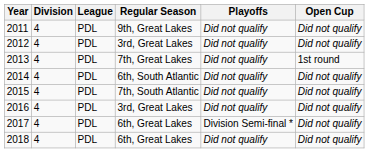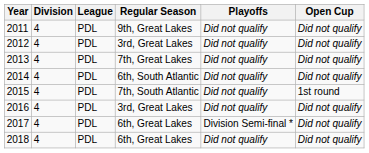(319, 60) 1st round -> (330, 60) Did not qualify
(330, 92) Did not qualify -> (319, 92) 1st round
